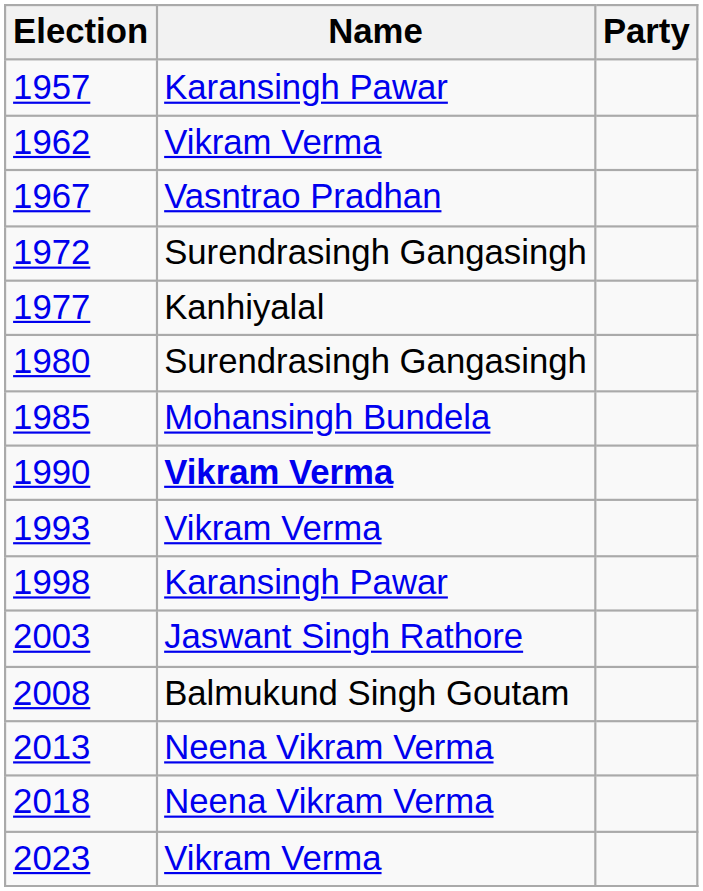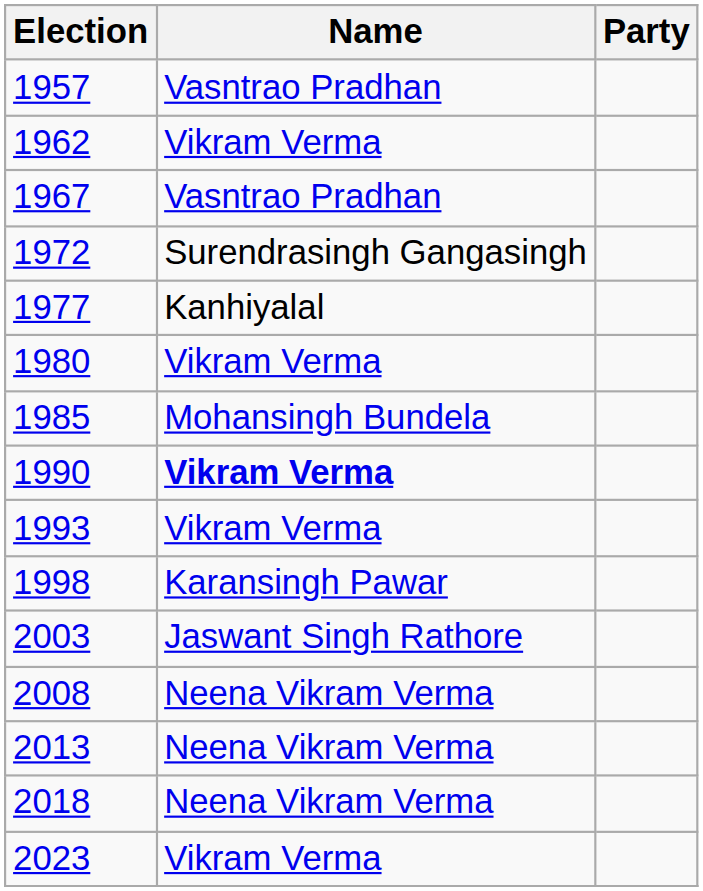(306, 87) Karansingh Pawar -> (303, 87) Vasntrao Pradhan
(376, 362) Surendrasingh Gangasingh -> (273, 362) Vikram Verma
(367, 692) Balmukund Singh Goutam -> (329, 692) Neena Vikram Verma
